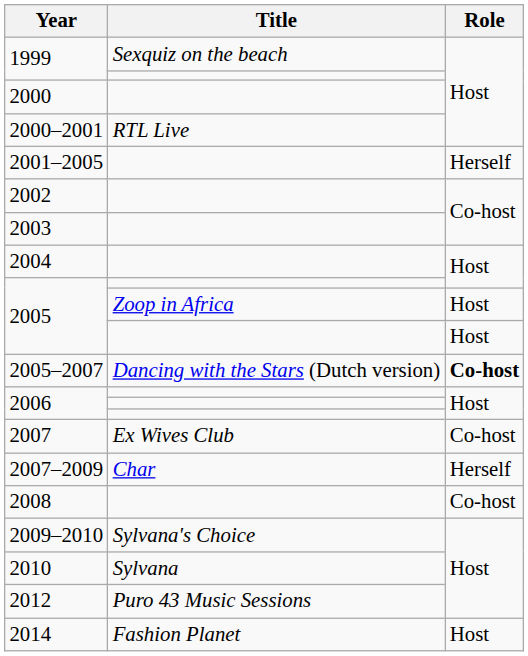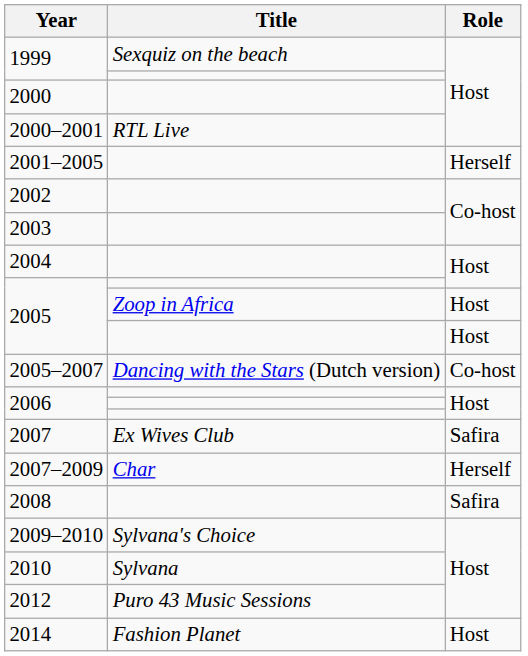(484, 370) bold -> (483, 370) normal
(483, 436) Co-host -> (475, 436) Safira
(483, 501) Co-host -> (475, 501) Safira
